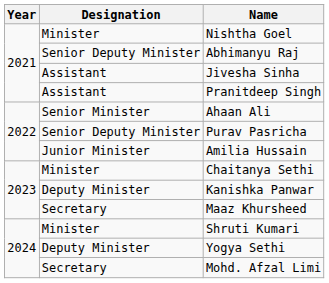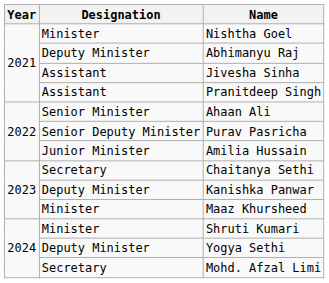(121, 53) Senior Deputy Minister -> (96, 53) Deputy Minister
(71, 170) Minister -> (74, 170) Secretary
(74, 209) Secretary -> (71, 209) Minister
